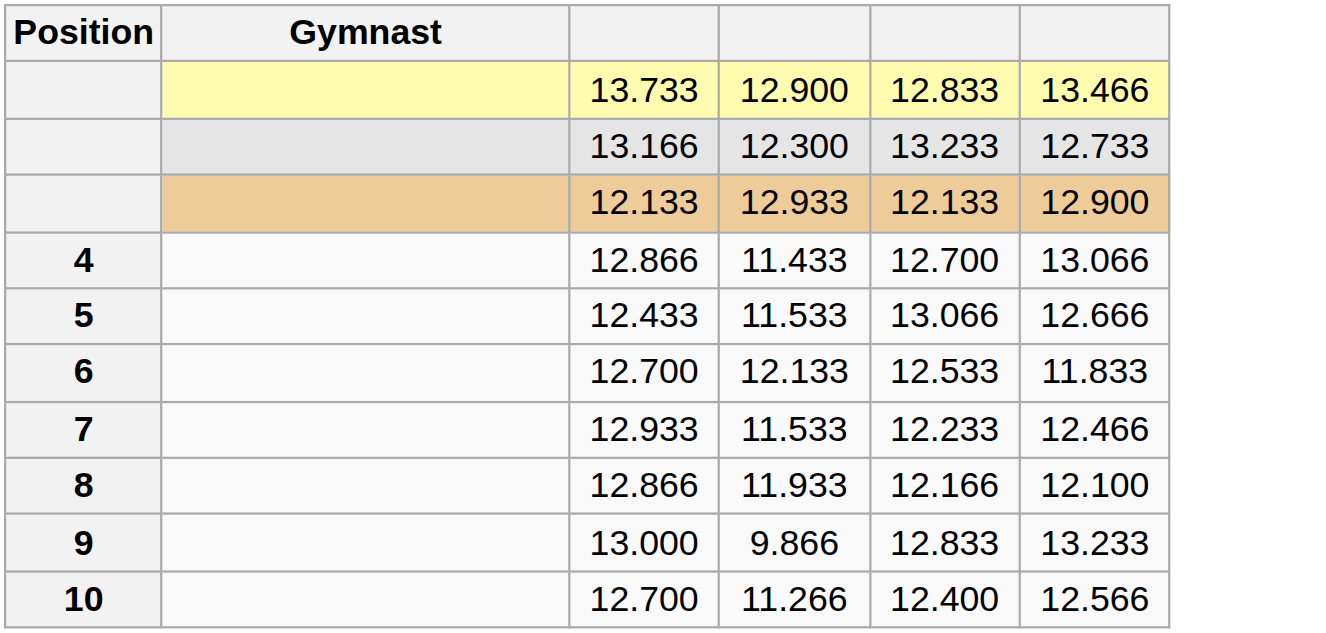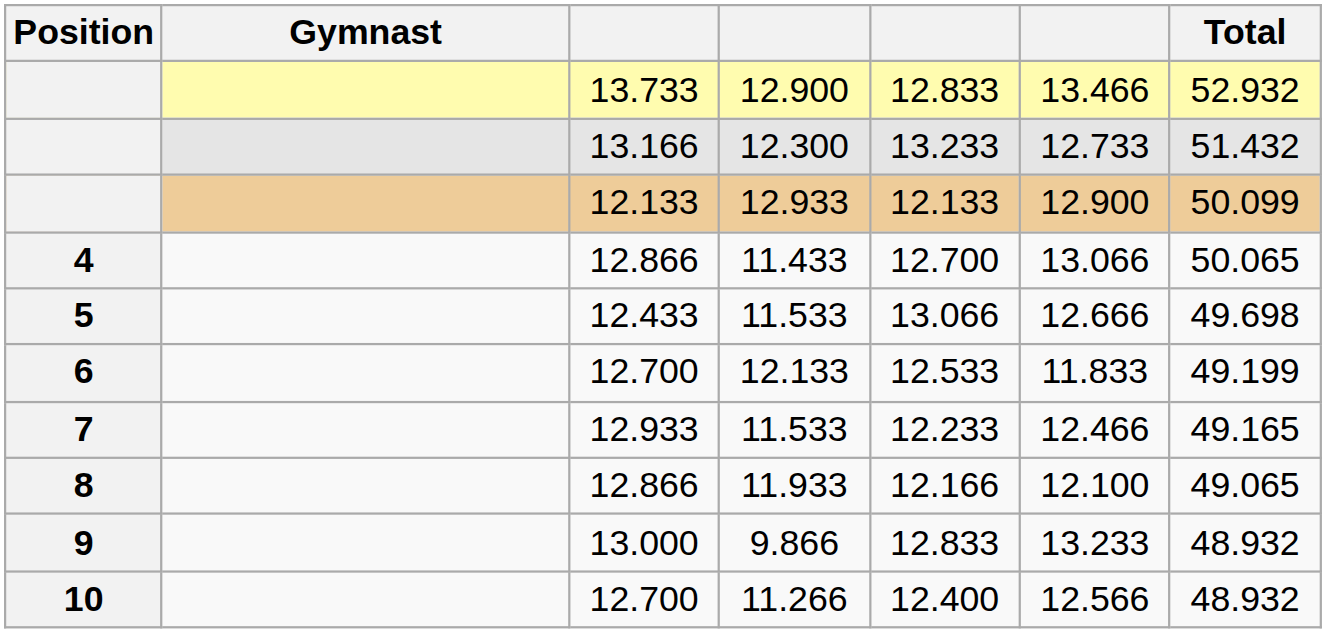+ column: (1245, 32)
